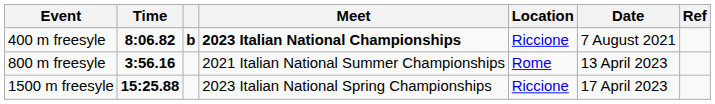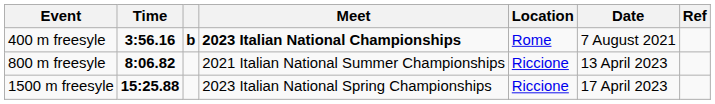(150, 39) 8:06.82 -> (150, 39) 3:56.16
(540, 39) Riccione -> (532, 39) Rome
(150, 63) 3:56.16 -> (150, 63) 8:06.82
(532, 63) Rome -> (540, 63) Riccione
